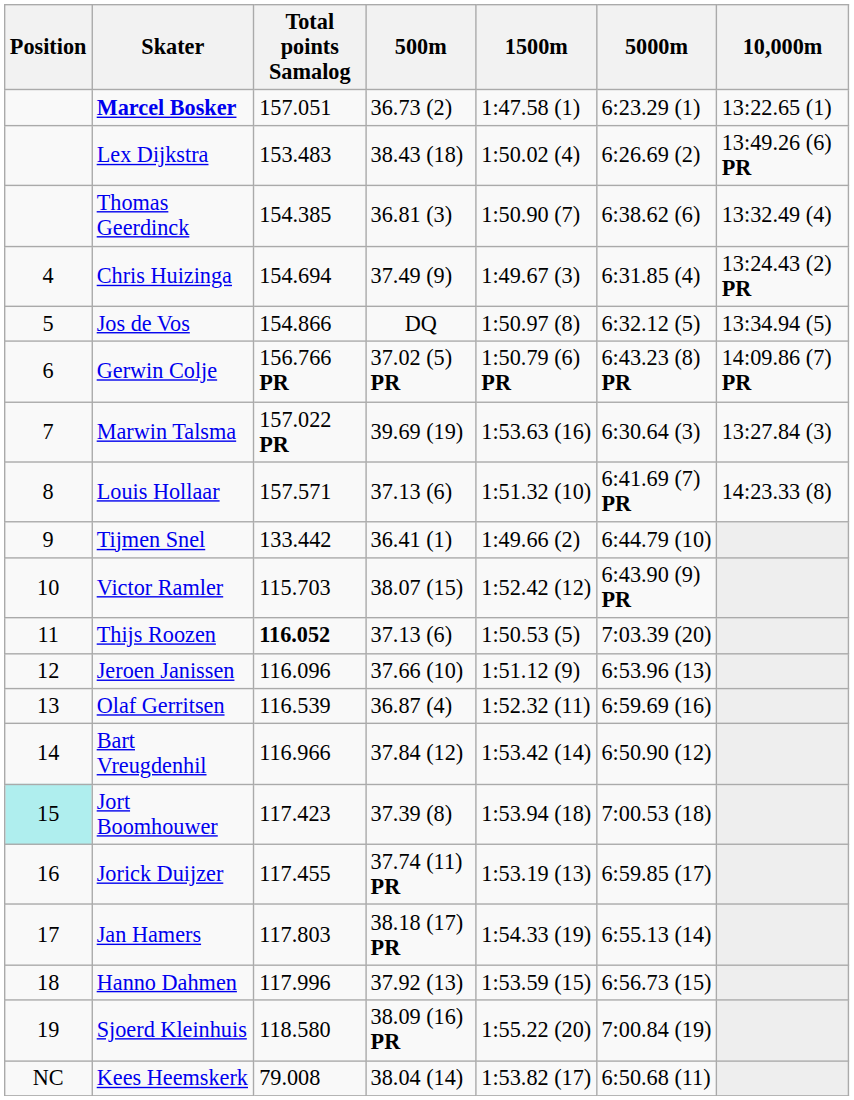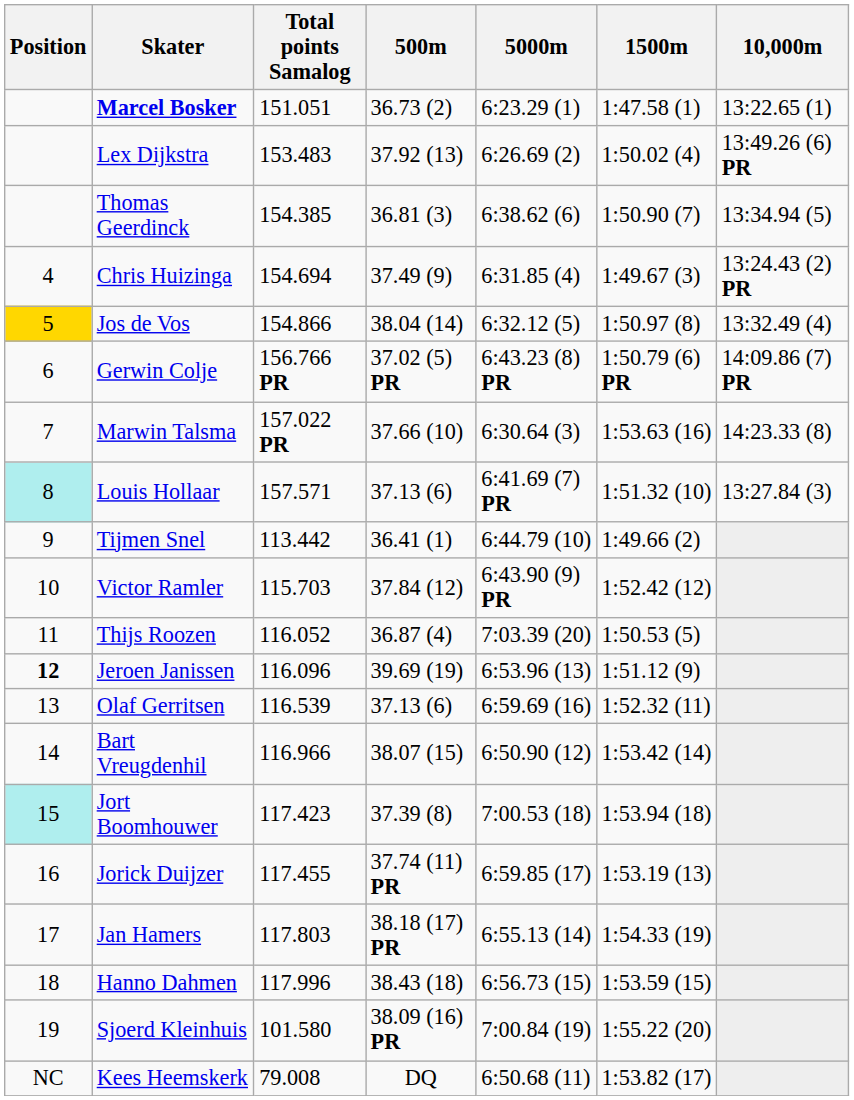columns swapped: (656, 47) <-> (536, 47)
(295, 107) 157.051 -> (295, 107) 151.051
(417, 155) 38.43 (18) -> (417, 155) 37.92 (13)
(777, 215) 13:32.49 (4) -> (777, 215) 13:34.94 (5)
(48, 323) no background -> (48, 323) gold background
(421, 323) DQ -> (417, 323) 38.04 (14)
(777, 323) 13:34.94 (5) -> (777, 323) 13:32.49 (4)
(417, 431) 39.69 (19) -> (417, 431) 37.66 (10)
(777, 431) 13:27.84 (3) -> (777, 431) 14:23.33 (8)
(48, 491) no background -> (48, 491) paleturquoise background
(777, 491) 14:23.33 (8) -> (777, 491) 13:27.84 (3)
(295, 539) 133.442 -> (295, 539) 113.442
(417, 587) 38.07 (15) -> (417, 587) 37.84 (12)
(295, 635) bold -> (295, 635) normal
(411, 635) 37.13 (6) -> (411, 635) 36.87 (4)
(48, 670) normal -> (48, 670) bold
(417, 670) 37.66 (10) -> (417, 670) 39.69 (19)
(411, 705) 36.87 (4) -> (411, 705) 37.13 (6)
(417, 753) 37.84 (12) -> (417, 753) 38.07 (15)
(417, 982) 37.92 (13) -> (417, 982) 38.43 (18)
(295, 1030) 118.580 -> (295, 1030) 101.580
(417, 1077) 38.04 (14) -> (421, 1077) DQ
